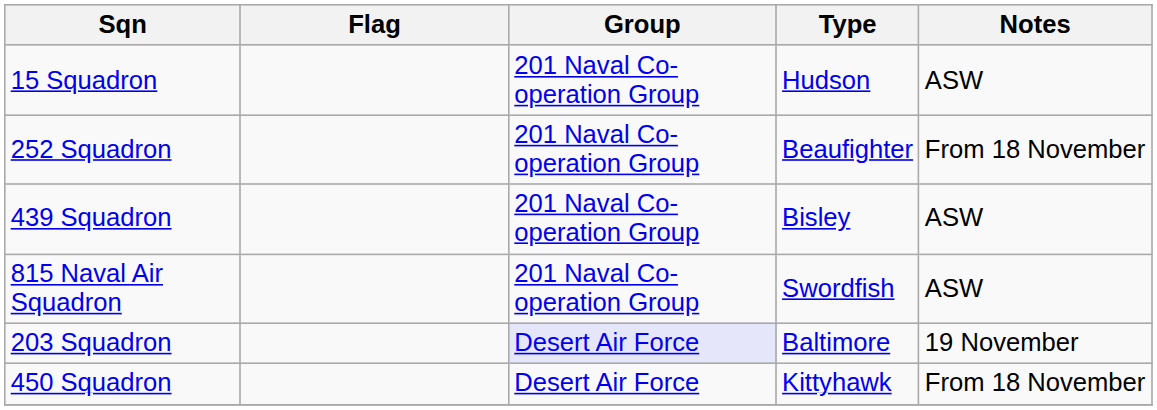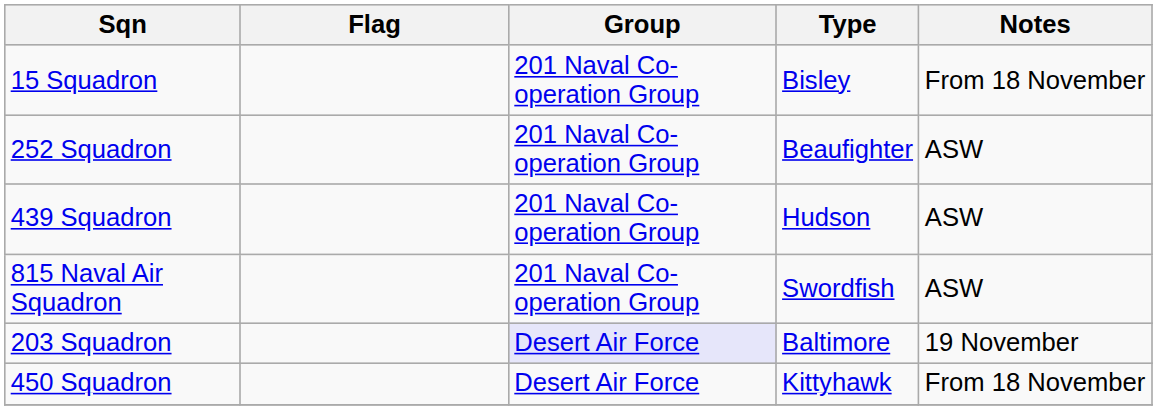(826, 79) Hudson -> (816, 79) Bisley
(954, 79) ASW -> (1035, 79) From 18 November
(1035, 149) From 18 November -> (954, 149) ASW
(816, 218) Bisley -> (826, 218) Hudson
